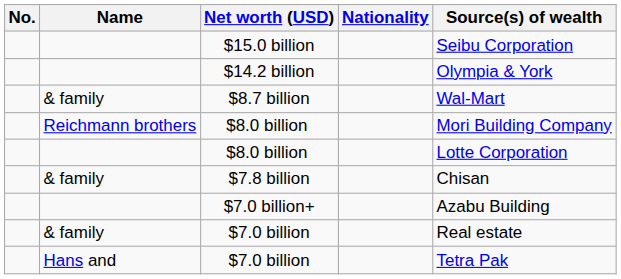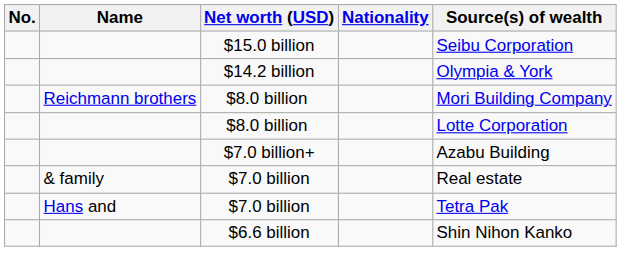- row: (74, 98)
- row: (74, 179)
+ row: (120, 233)
